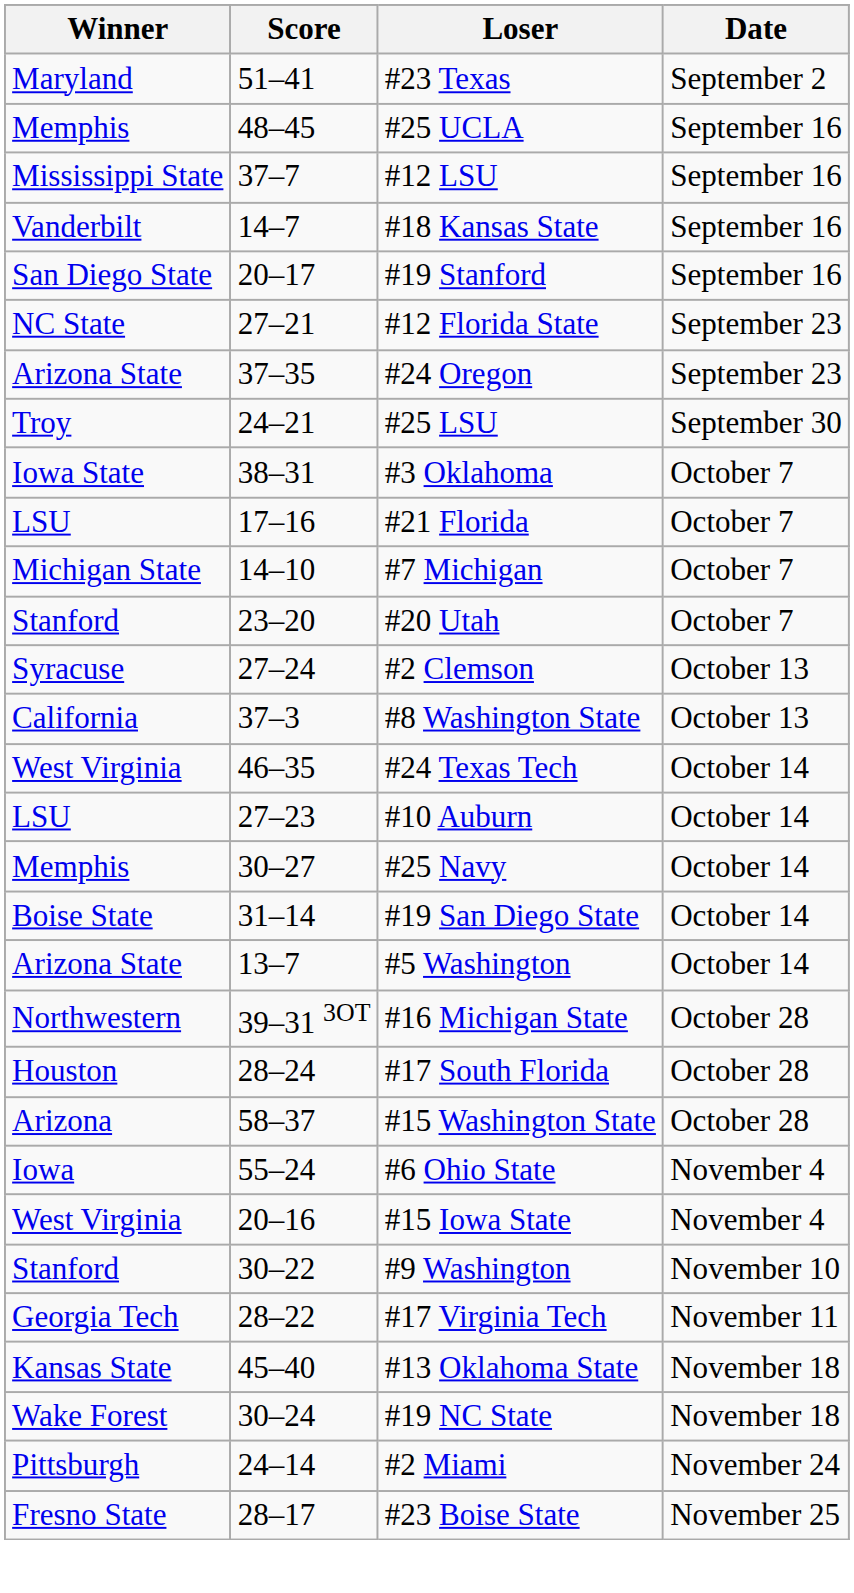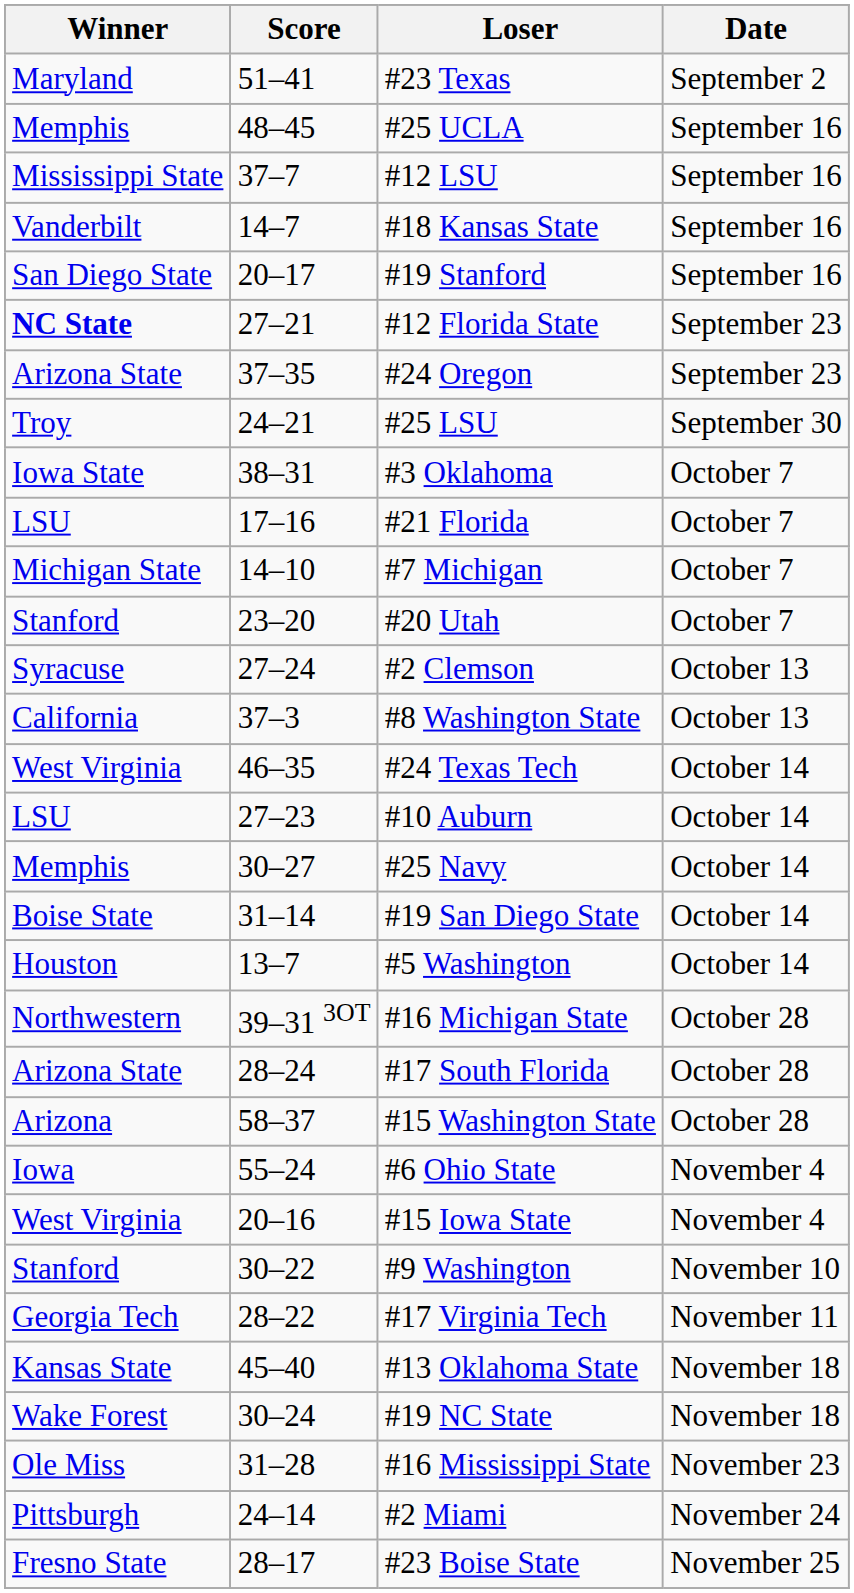(69, 324) normal -> (72, 324) bold
(97, 964) Arizona State -> (65, 964) Houston
(65, 1071) Houston -> (97, 1071) Arizona State
+ row: (518, 1465)
